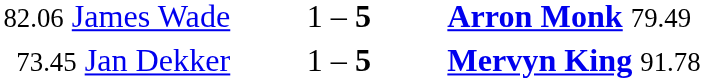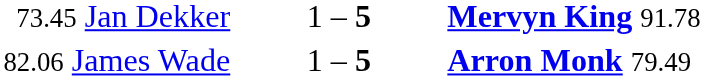rows swapped: (123, 60) <-> (117, 16)
